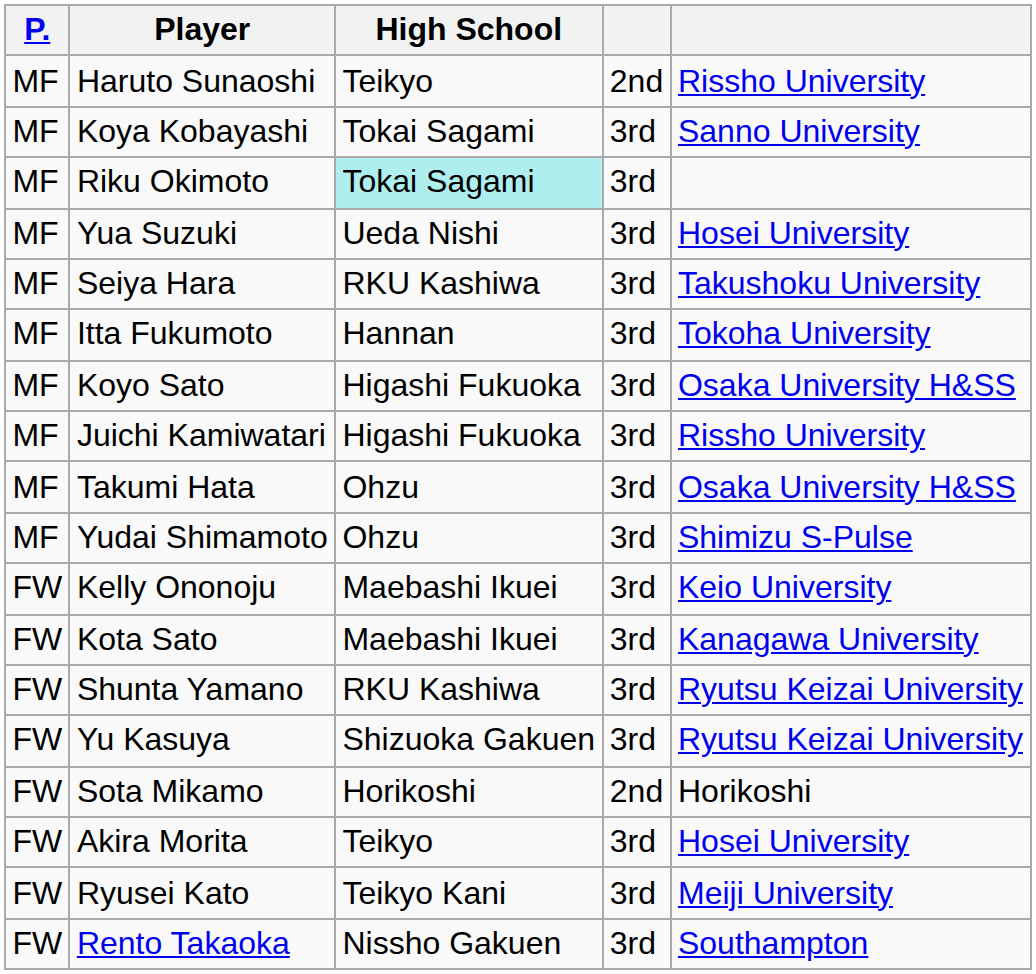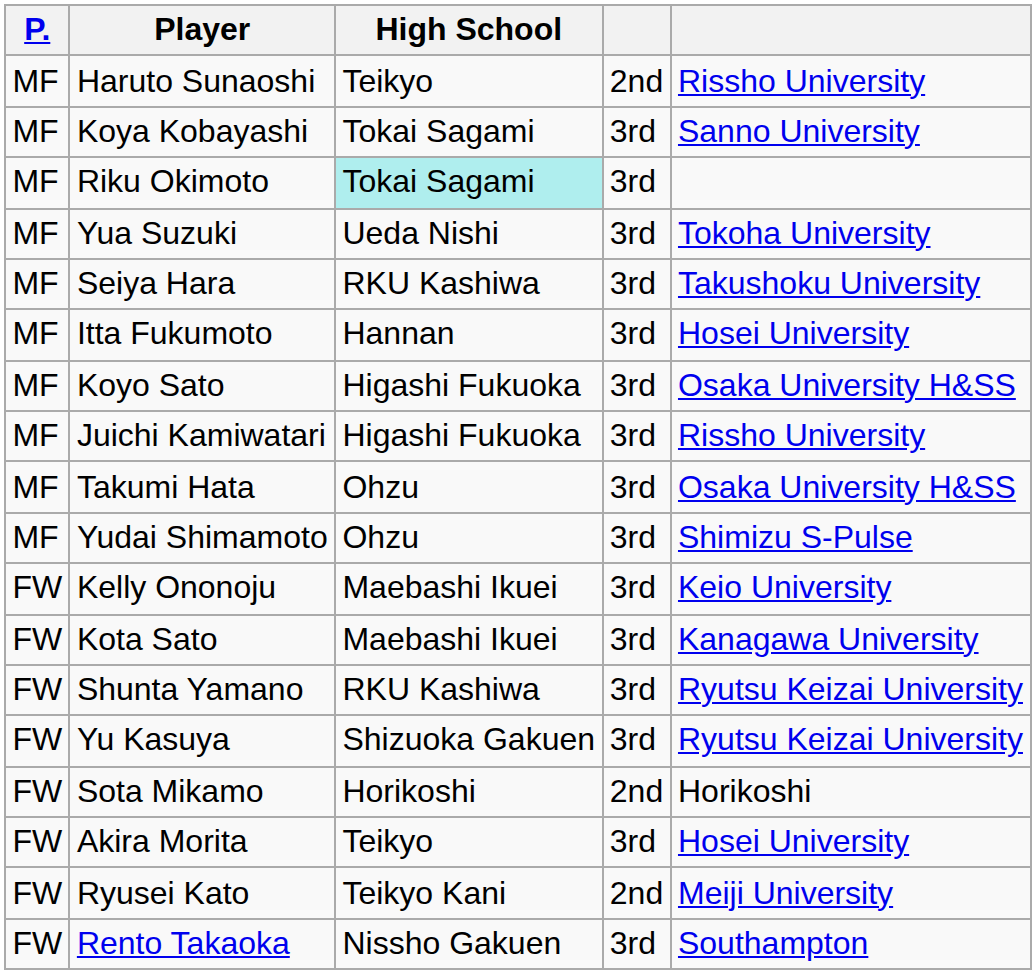(794, 232) Hosei University -> (804, 232) Tokoha University
(804, 334) Tokoha University -> (794, 334) Hosei University
(633, 892) 3rd -> (637, 892) 2nd
